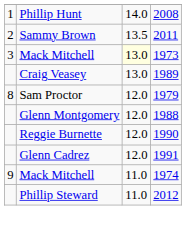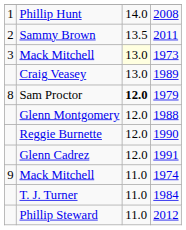(136, 94) normal -> (136, 94) bold
+ row: (48, 194)
